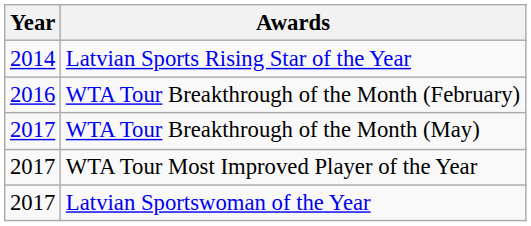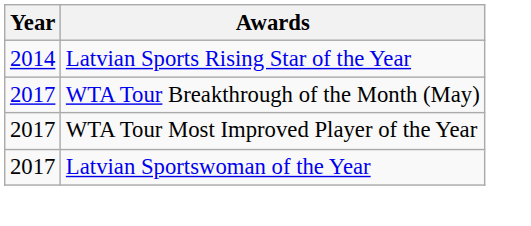- row: (293, 94)
